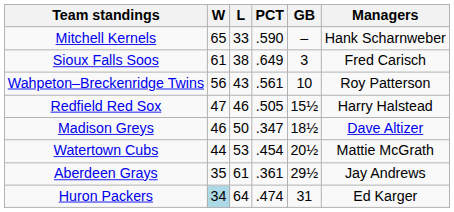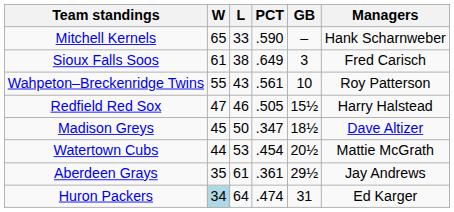(219, 83) 56 -> (219, 83) 55
(219, 128) 46 -> (219, 128) 45
